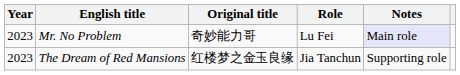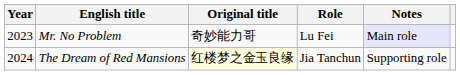(20, 58) 2023 -> (20, 58) 2024
(243, 58) no background -> (243, 58) lightyellow background
